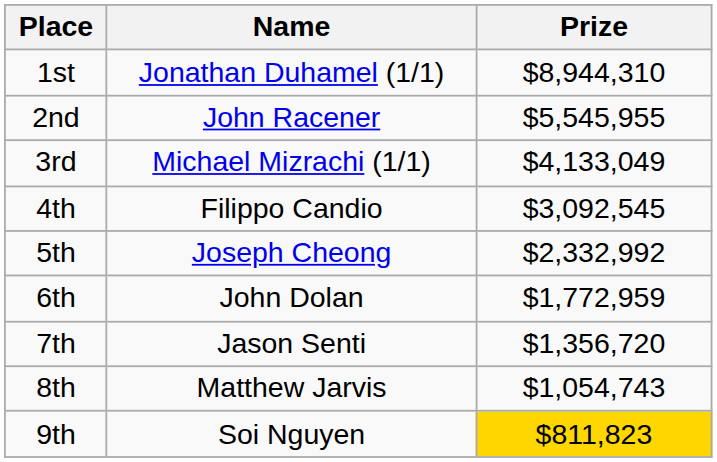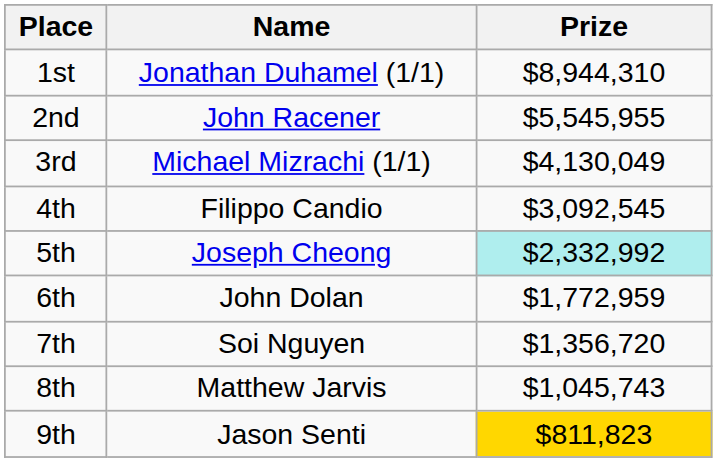(594, 162) $4,133,049 -> (594, 162) $4,130,049
(594, 252) no background -> (594, 252) paleturquoise background
(292, 343) Jason Senti -> (292, 343) Soi Nguyen
(594, 388) $1,054,743 -> (594, 388) $1,045,743
(292, 433) Soi Nguyen -> (292, 433) Jason Senti
